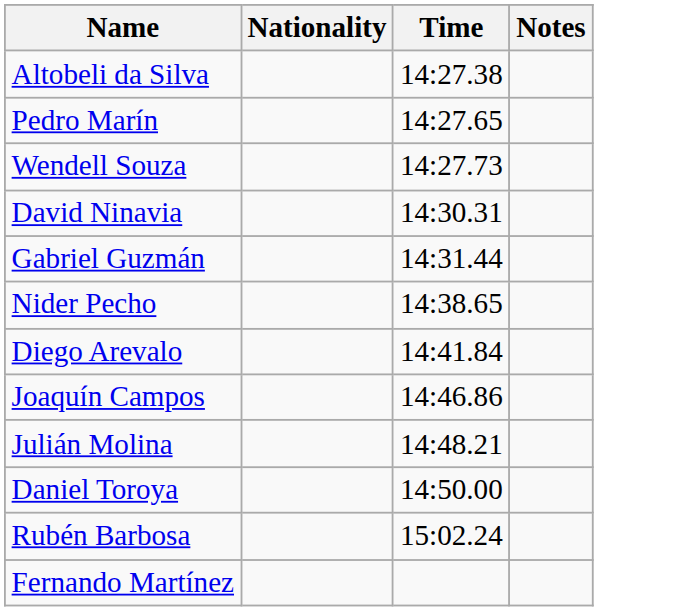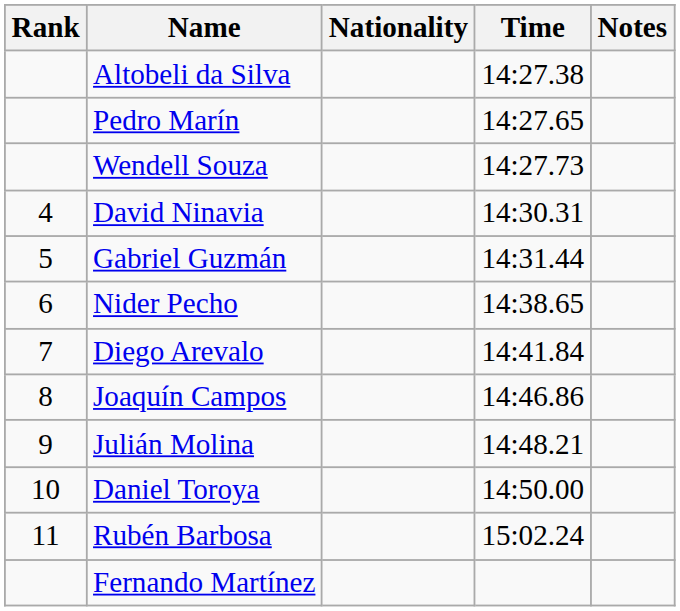+ column: (46, 27)
